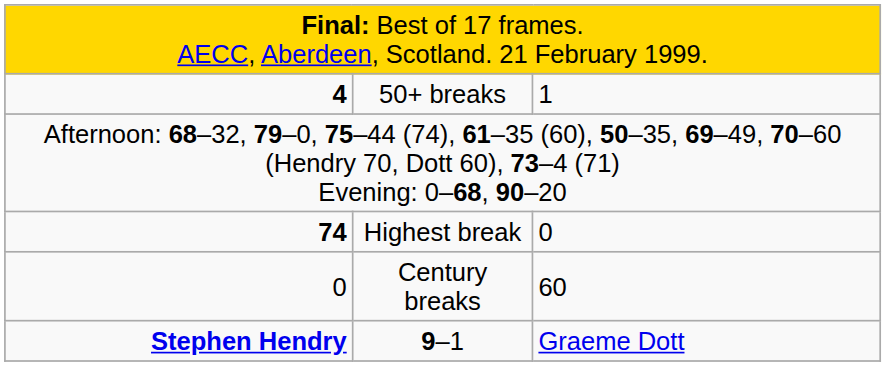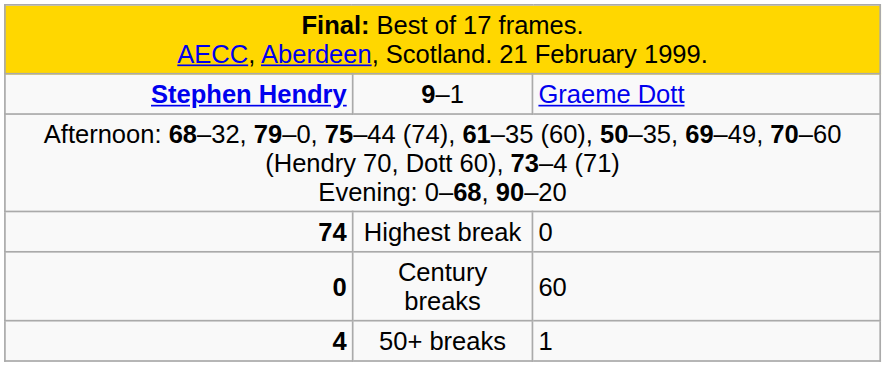rows swapped: (443, 342) <-> (443, 94)
(340, 287) normal -> (340, 287) bold
